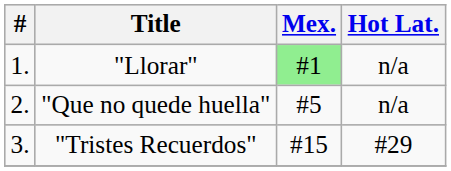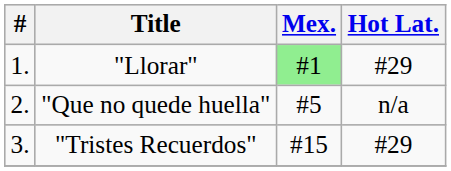(393, 64) n/a -> (393, 64) #29
